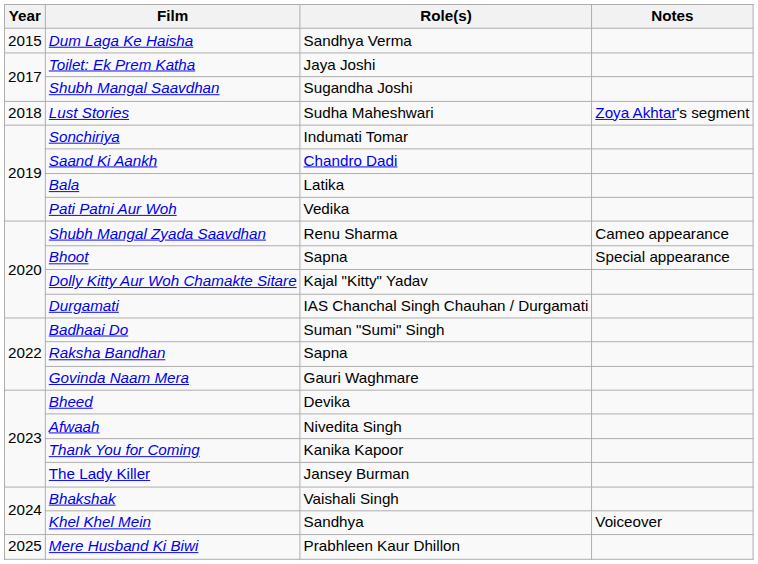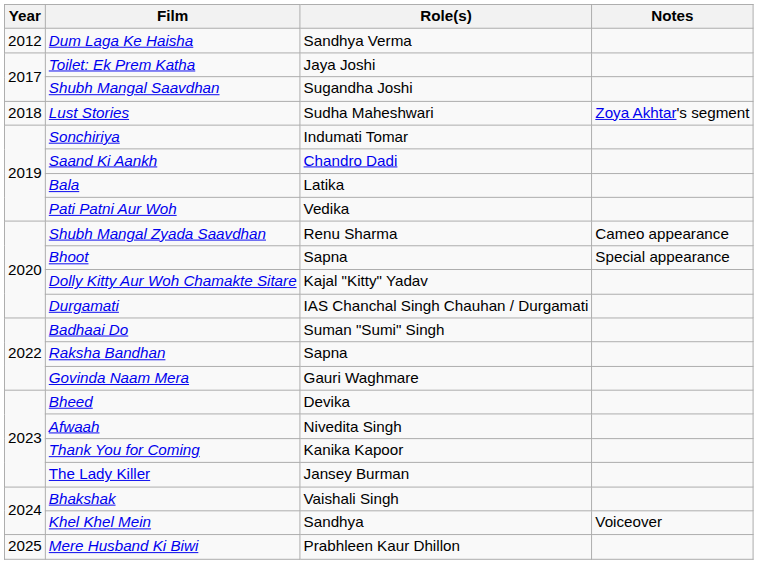(25, 40) 2015 -> (25, 40) 2012
